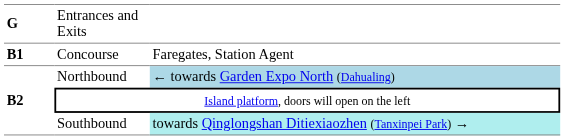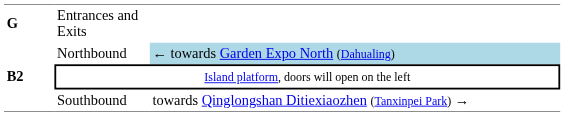- row: (88, 54)
(311, 123) paleturquoise background -> (311, 100) no background
